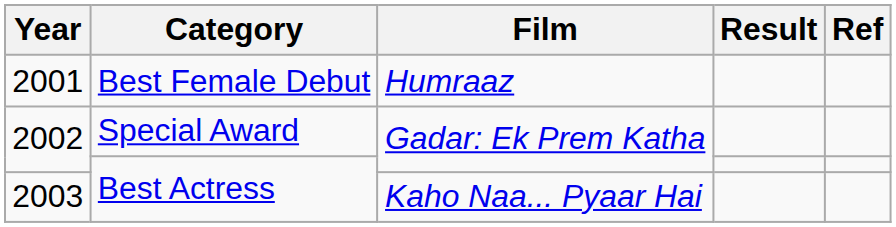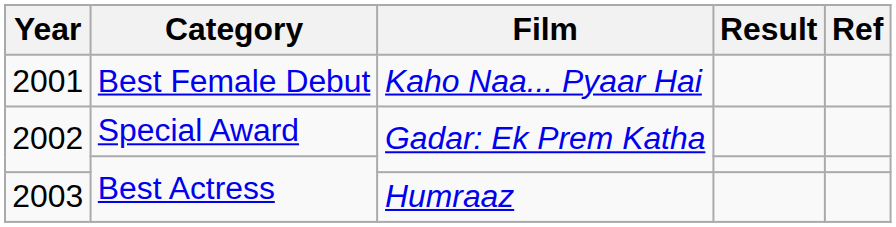(450, 80) Humraaz -> (543, 80) Kaho Naa... Pyaar Hai
(543, 195) Kaho Naa... Pyaar Hai -> (450, 195) Humraaz
